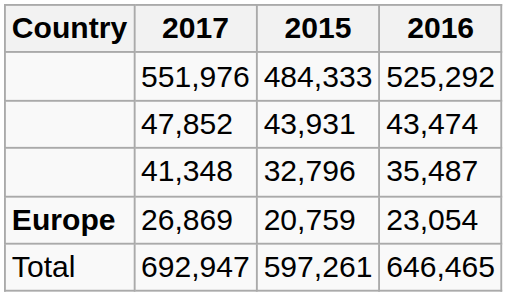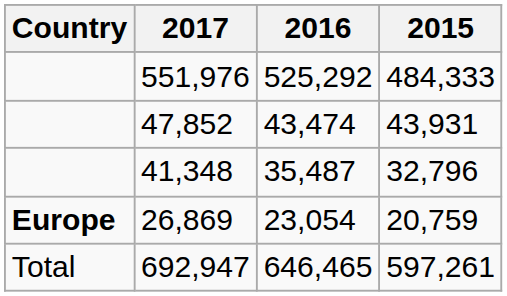columns swapped: (441, 28) <-> (318, 28)
